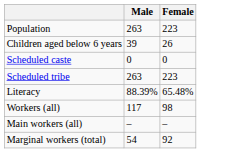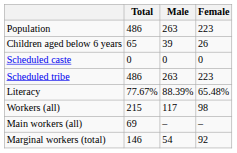+ column: (142, 12)
